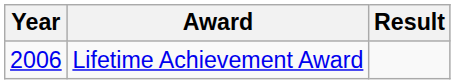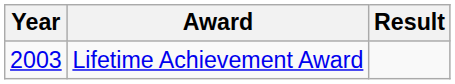(36, 59) 2006 -> (36, 59) 2003
